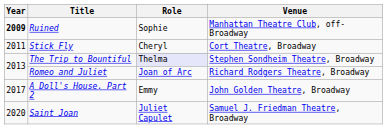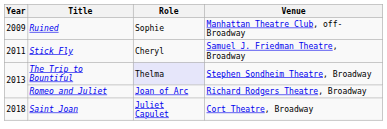(16, 29) bold -> (16, 29) normal
(263, 46) Cort Theatre, Broadway -> (272, 51) Samuel J. Friedman Theatre, Broadway
- row: (78, 91)
(16, 113) 2020 -> (16, 109) 2018
(275, 113) Samuel J. Friedman Theatre, Broadway -> (260, 109) Cort Theatre, Broadway
